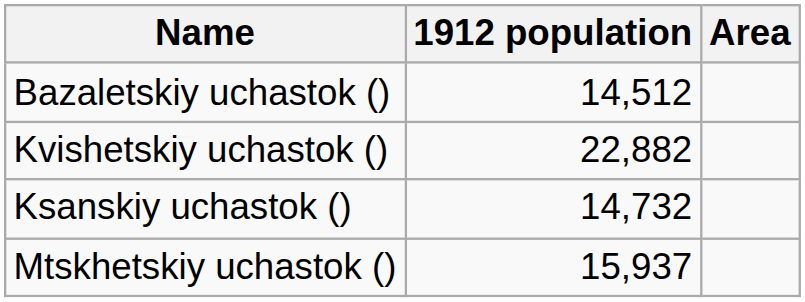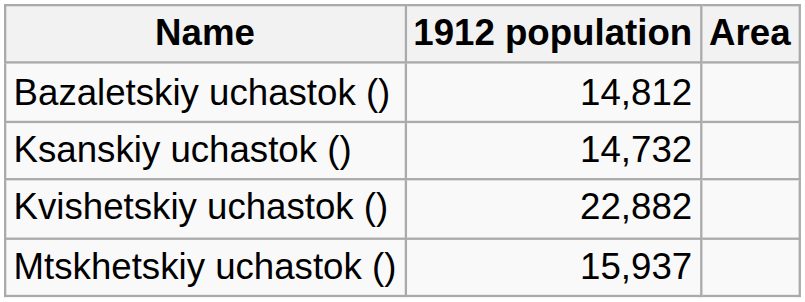(636, 91) 14,512 -> (636, 91) 14,812
rows swapped: (201, 149) <-> (183, 207)
